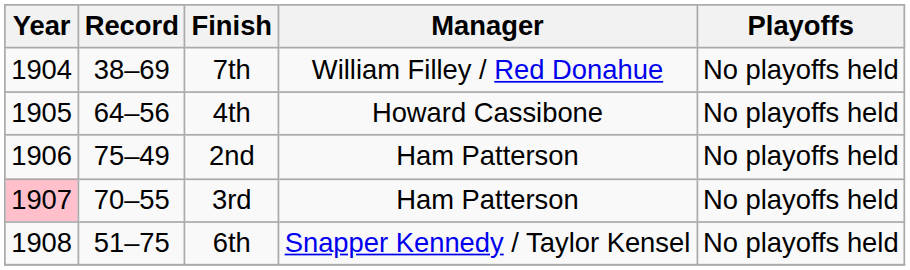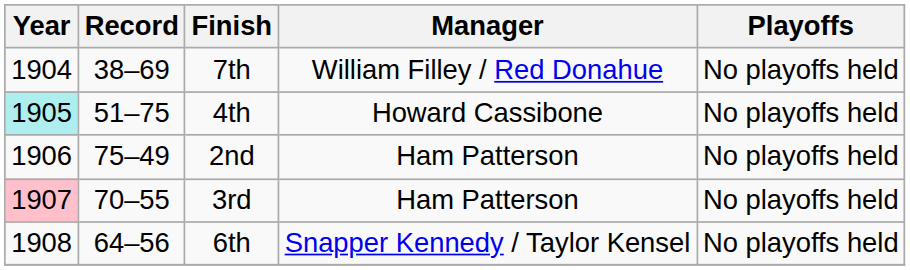(42, 112) no background -> (42, 112) paleturquoise background
(132, 112) 64–56 -> (132, 112) 51–75
(132, 243) 51–75 -> (132, 243) 64–56
